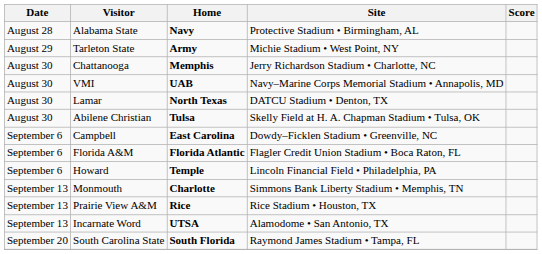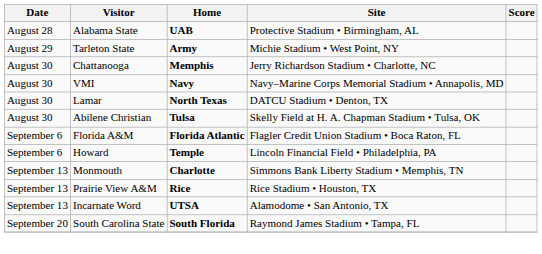(182, 30) Navy -> (181, 30) UAB
(181, 83) UAB -> (182, 83) Navy
- row: (94, 135)
